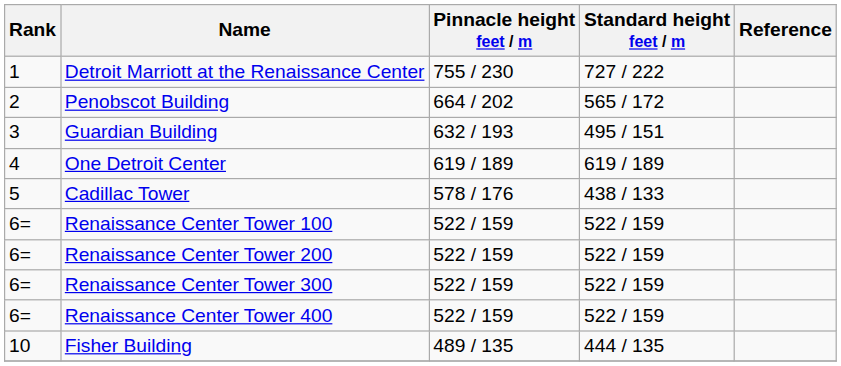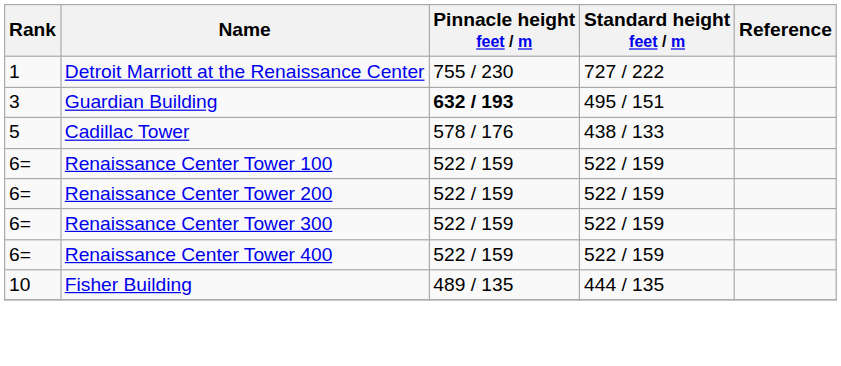- row: (147, 102)
(473, 132) normal -> (473, 102) bold
- row: (145, 163)
